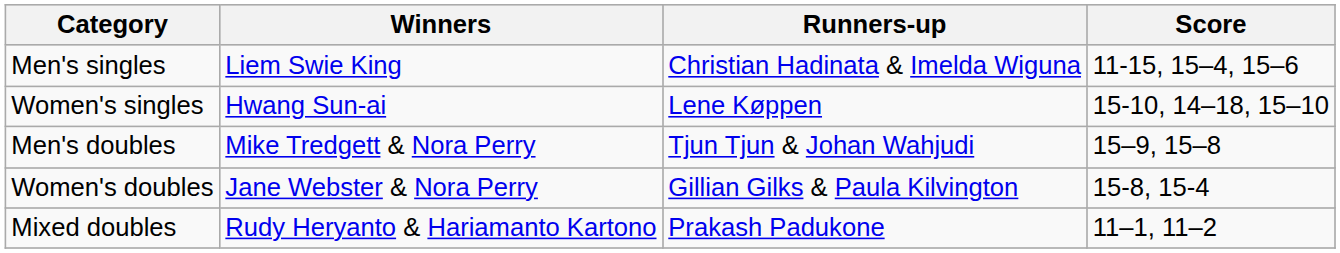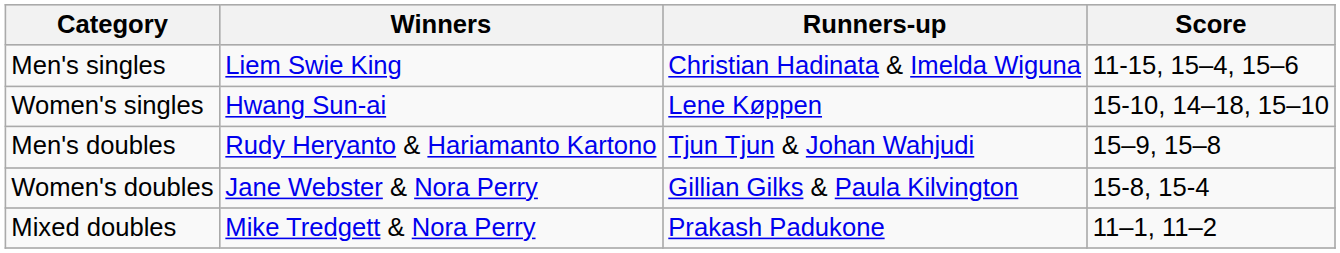(380, 146) Mike Tredgett & Nora Perry -> (441, 146) Rudy Heryanto & Hariamanto Kartono
(441, 227) Rudy Heryanto & Hariamanto Kartono -> (380, 227) Mike Tredgett & Nora Perry
